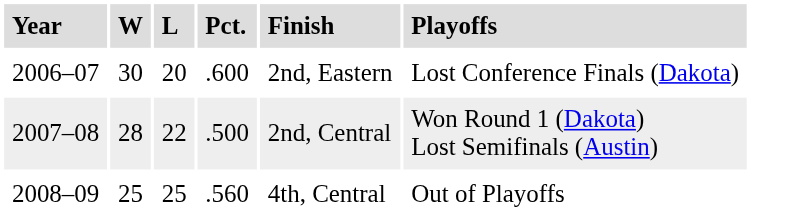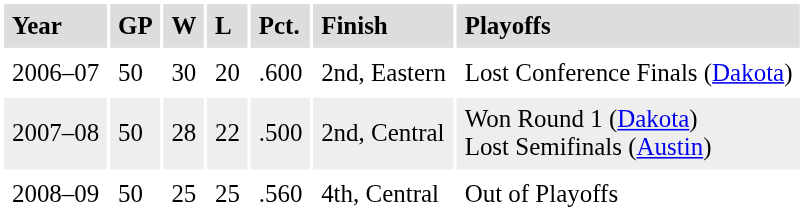+ column: (135, 25)
